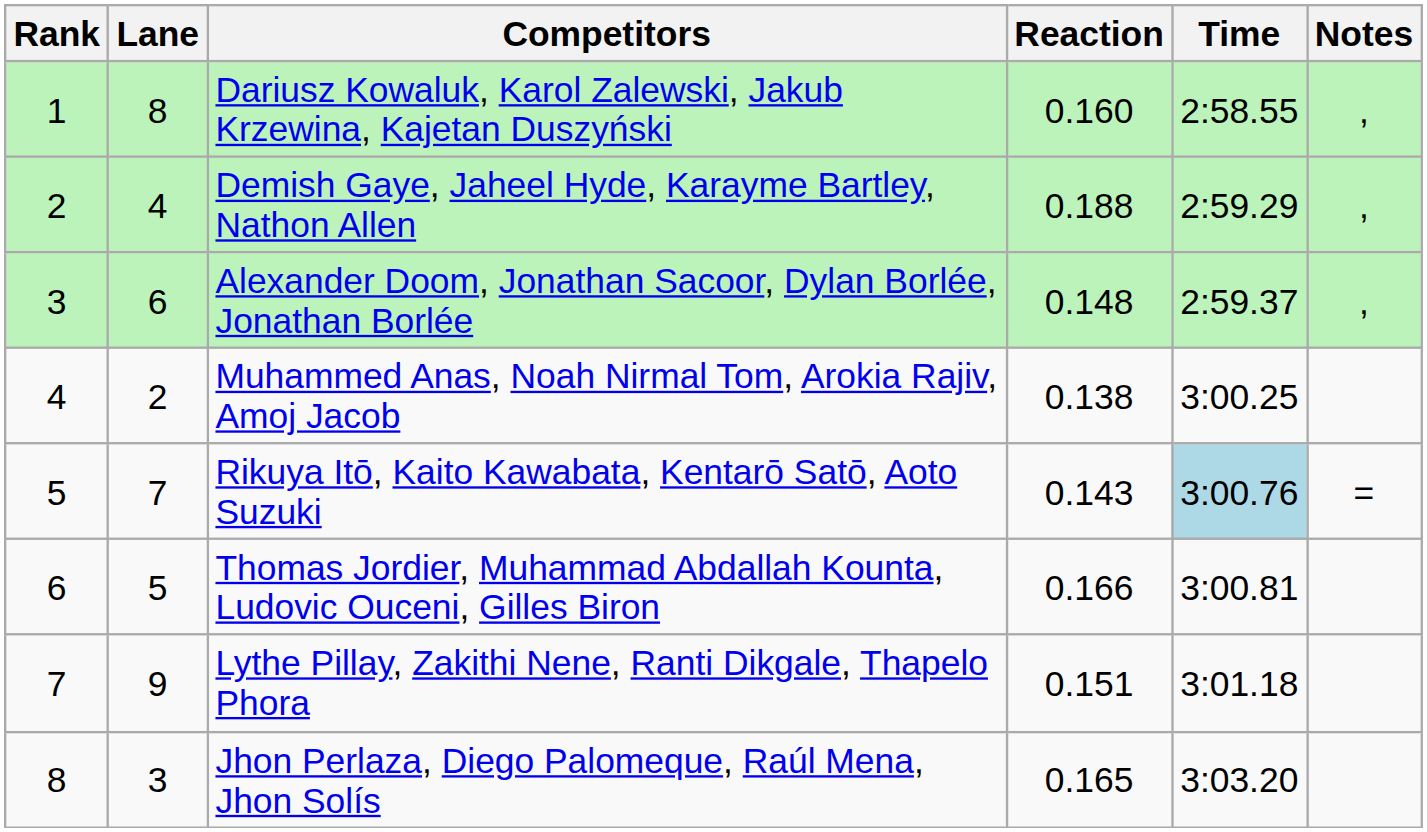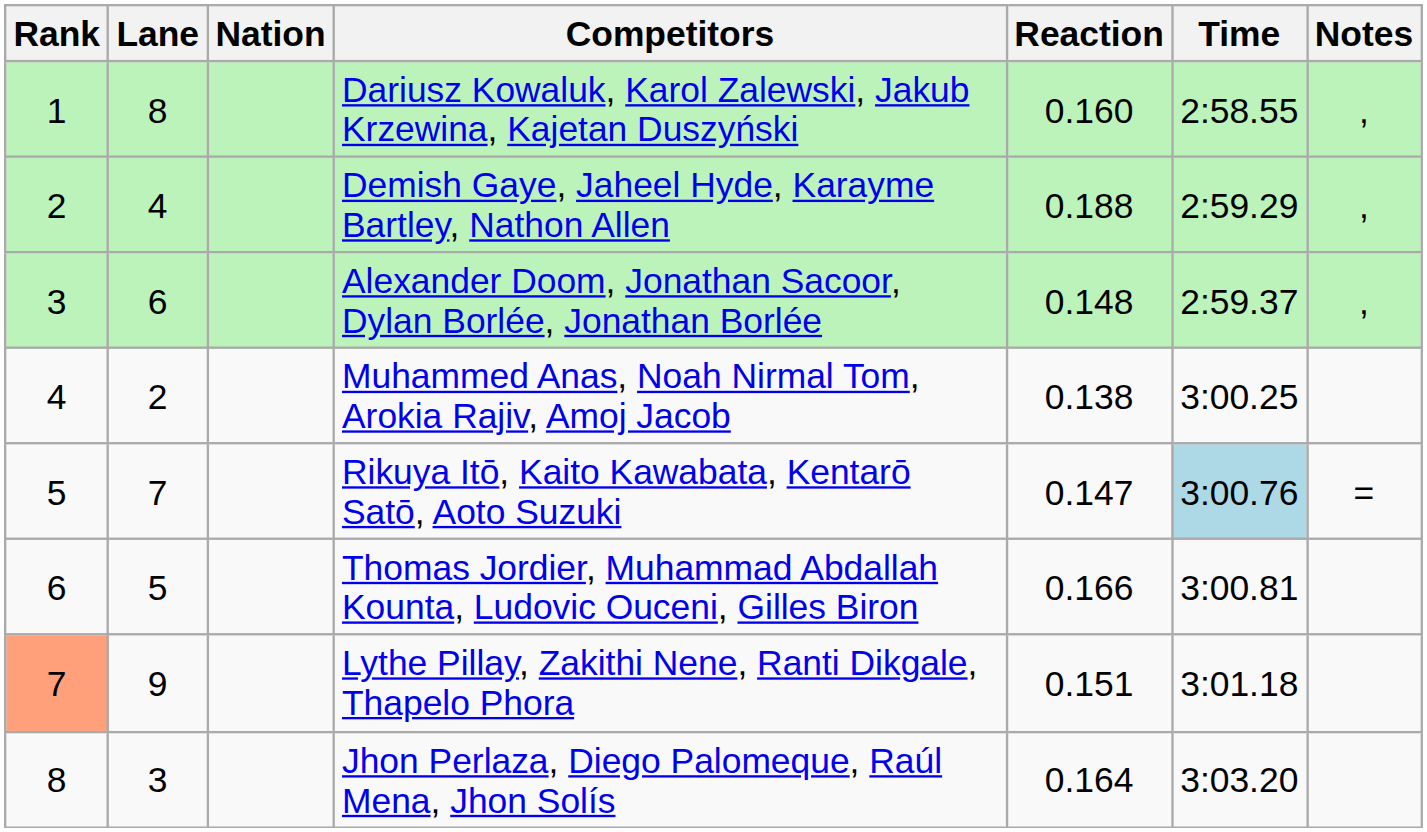+ column: (270, 33)
(1089, 492) 0.143 -> (1089, 492) 0.147
(57, 683) no background -> (57, 683) lightsalmon background
(1089, 779) 0.165 -> (1089, 779) 0.164
